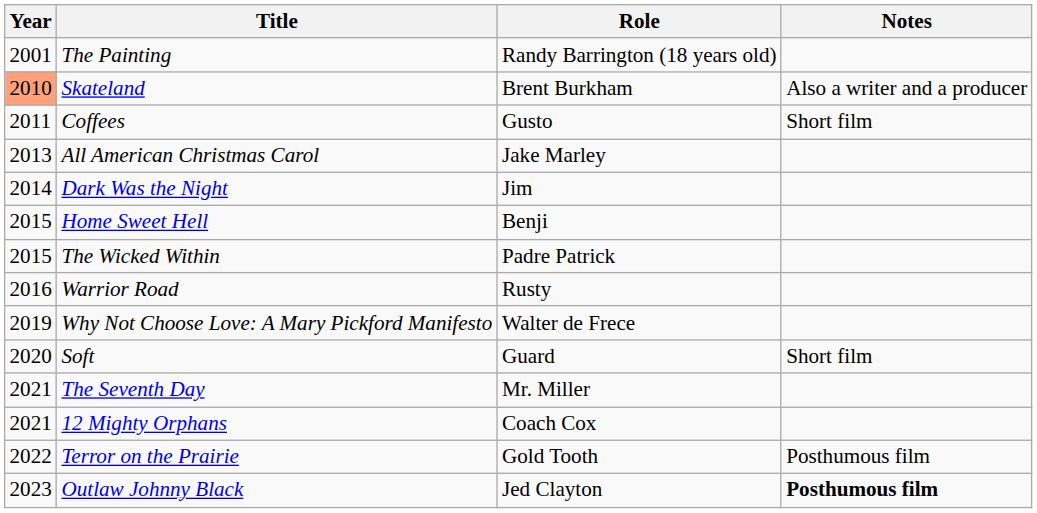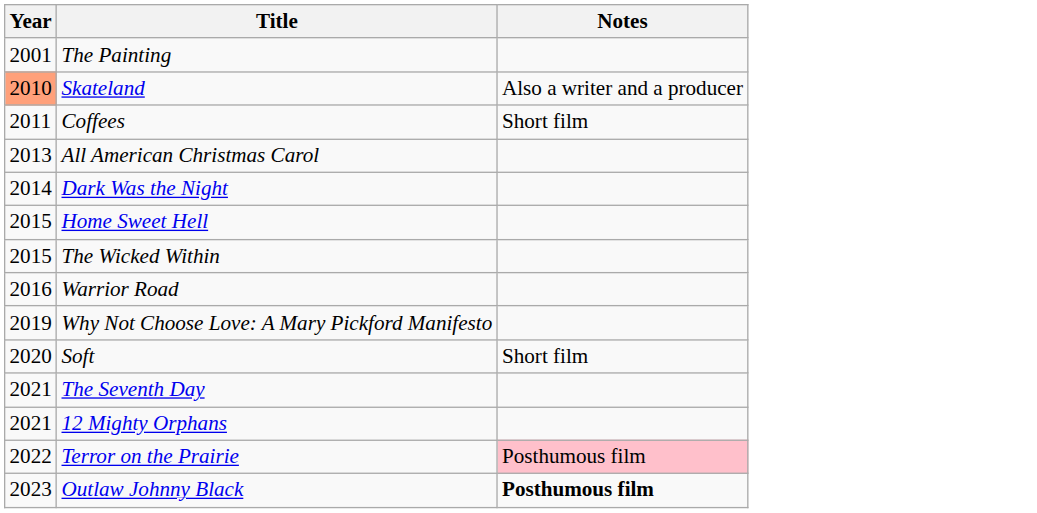- column: (639, 21)
(858, 456) no background -> (574, 456) pink background
